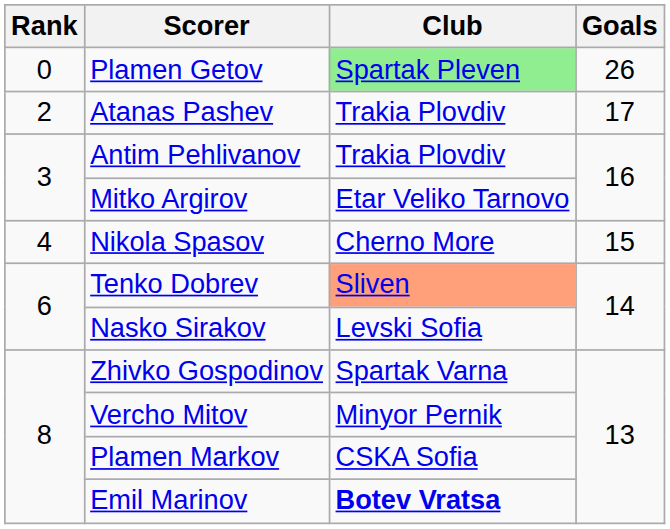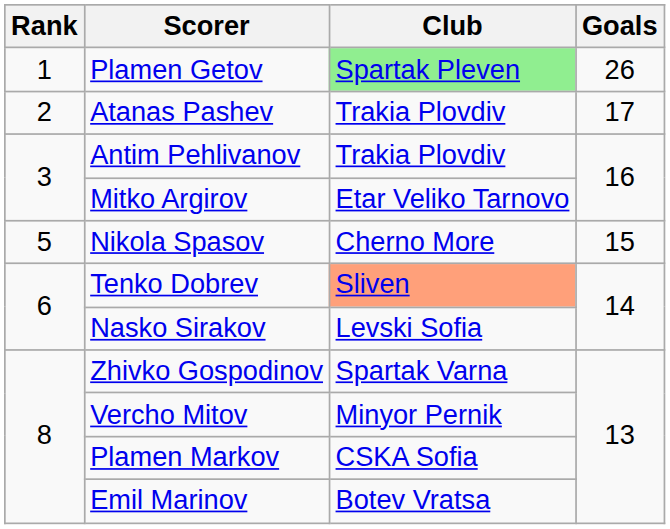(44, 69) 0 -> (44, 69) 1
(44, 241) 4 -> (44, 241) 5
(418, 500) bold -> (413, 500) normal
